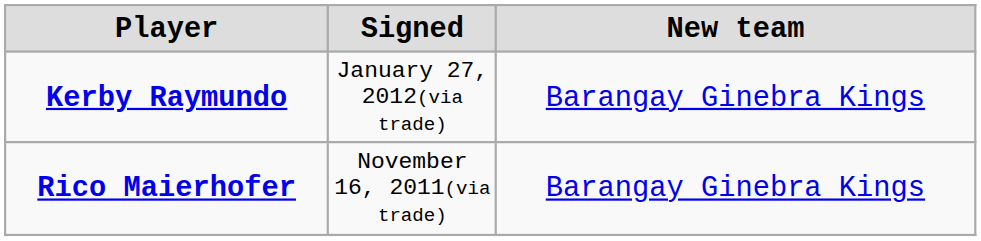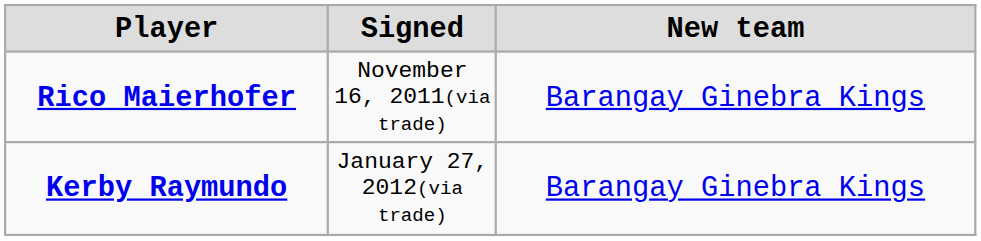rows swapped: (167, 188) <-> (167, 97)
